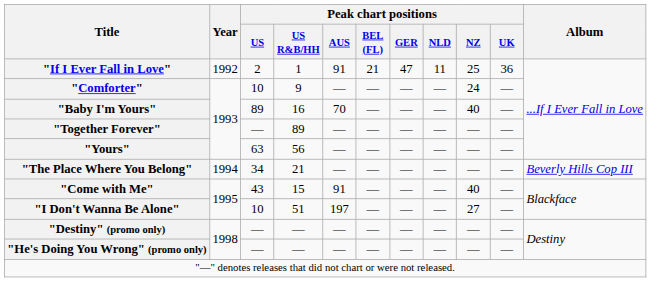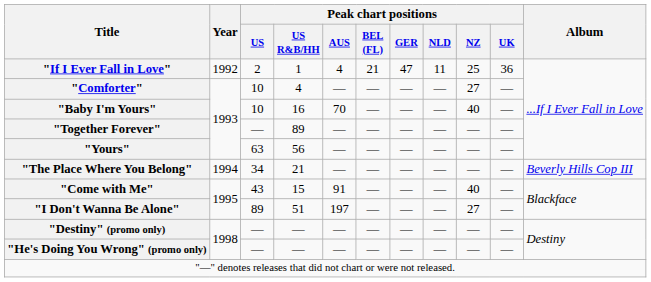(339, 68) 91 -> (339, 68) 4
(298, 88) 9 -> (298, 88) 4
(473, 88) 24 -> (473, 88) 27
(257, 108) 89 -> (257, 108) 10
(257, 209) 10 -> (257, 209) 89
